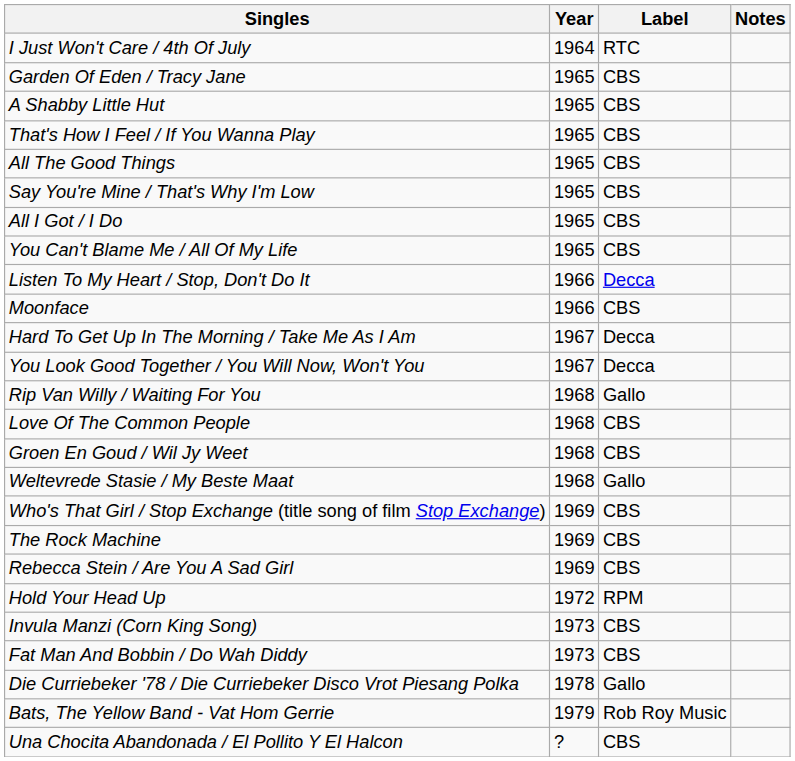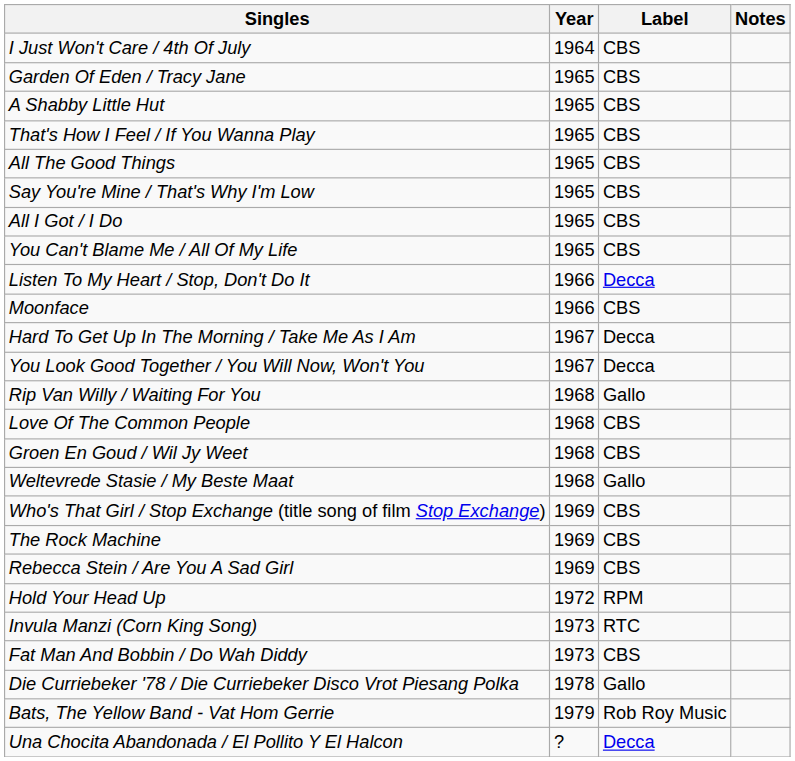(622, 47) RTC -> (622, 47) CBS
(622, 626) CBS -> (622, 626) RTC
(622, 742) CBS -> (629, 742) Decca
